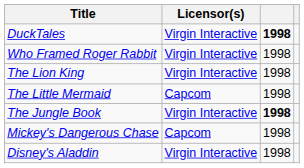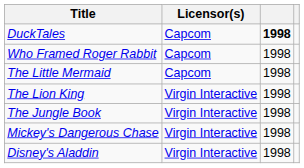(211, 34) Virgin Interactive -> (188, 34) Capcom
(211, 53) Virgin Interactive -> (188, 53) Capcom
rows swapped: (46, 73) <-> (59, 93)
(277, 113) bold -> (277, 113) normal
(188, 133) Capcom -> (211, 133) Virgin Interactive
